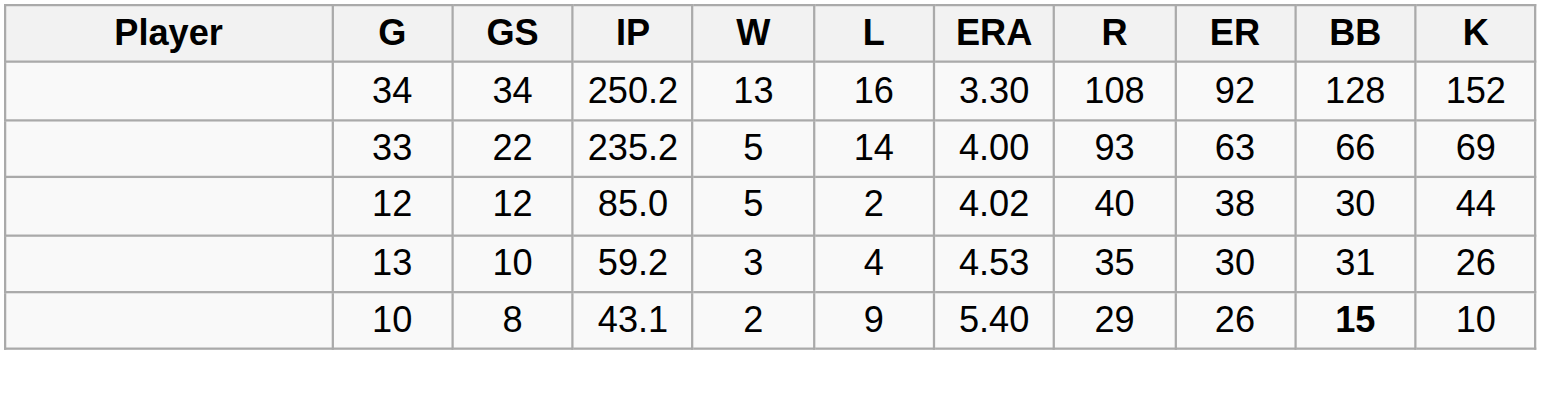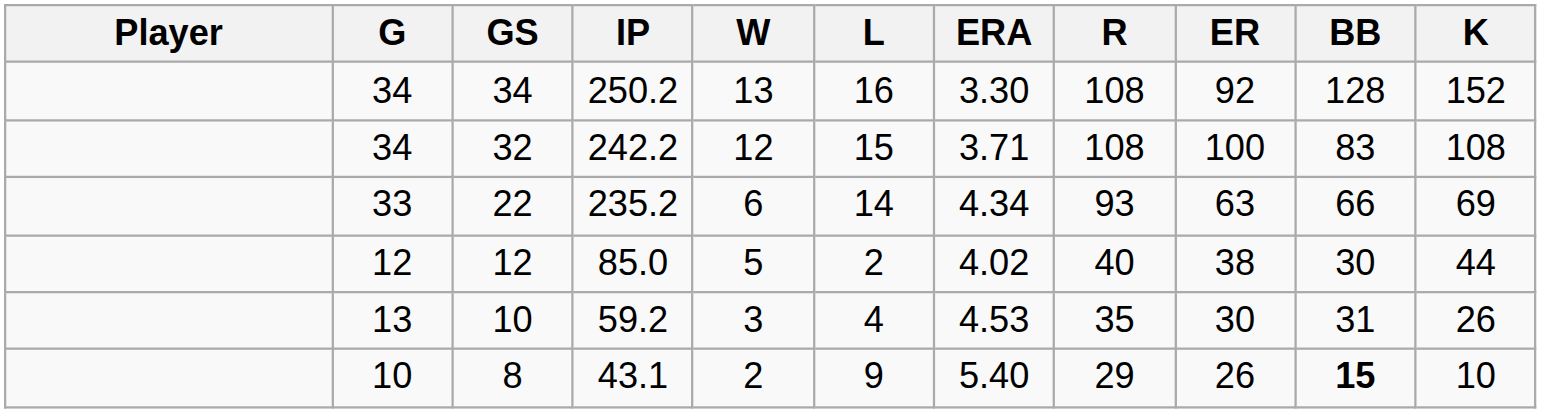+ row: (513, 147)
(753, 147) 5 -> (753, 205) 6
(994, 147) 4.00 -> (994, 205) 4.34
